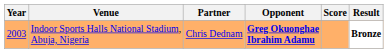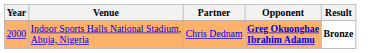- column: (335, 12)
(16, 34) 2003 -> (16, 34) 2000
